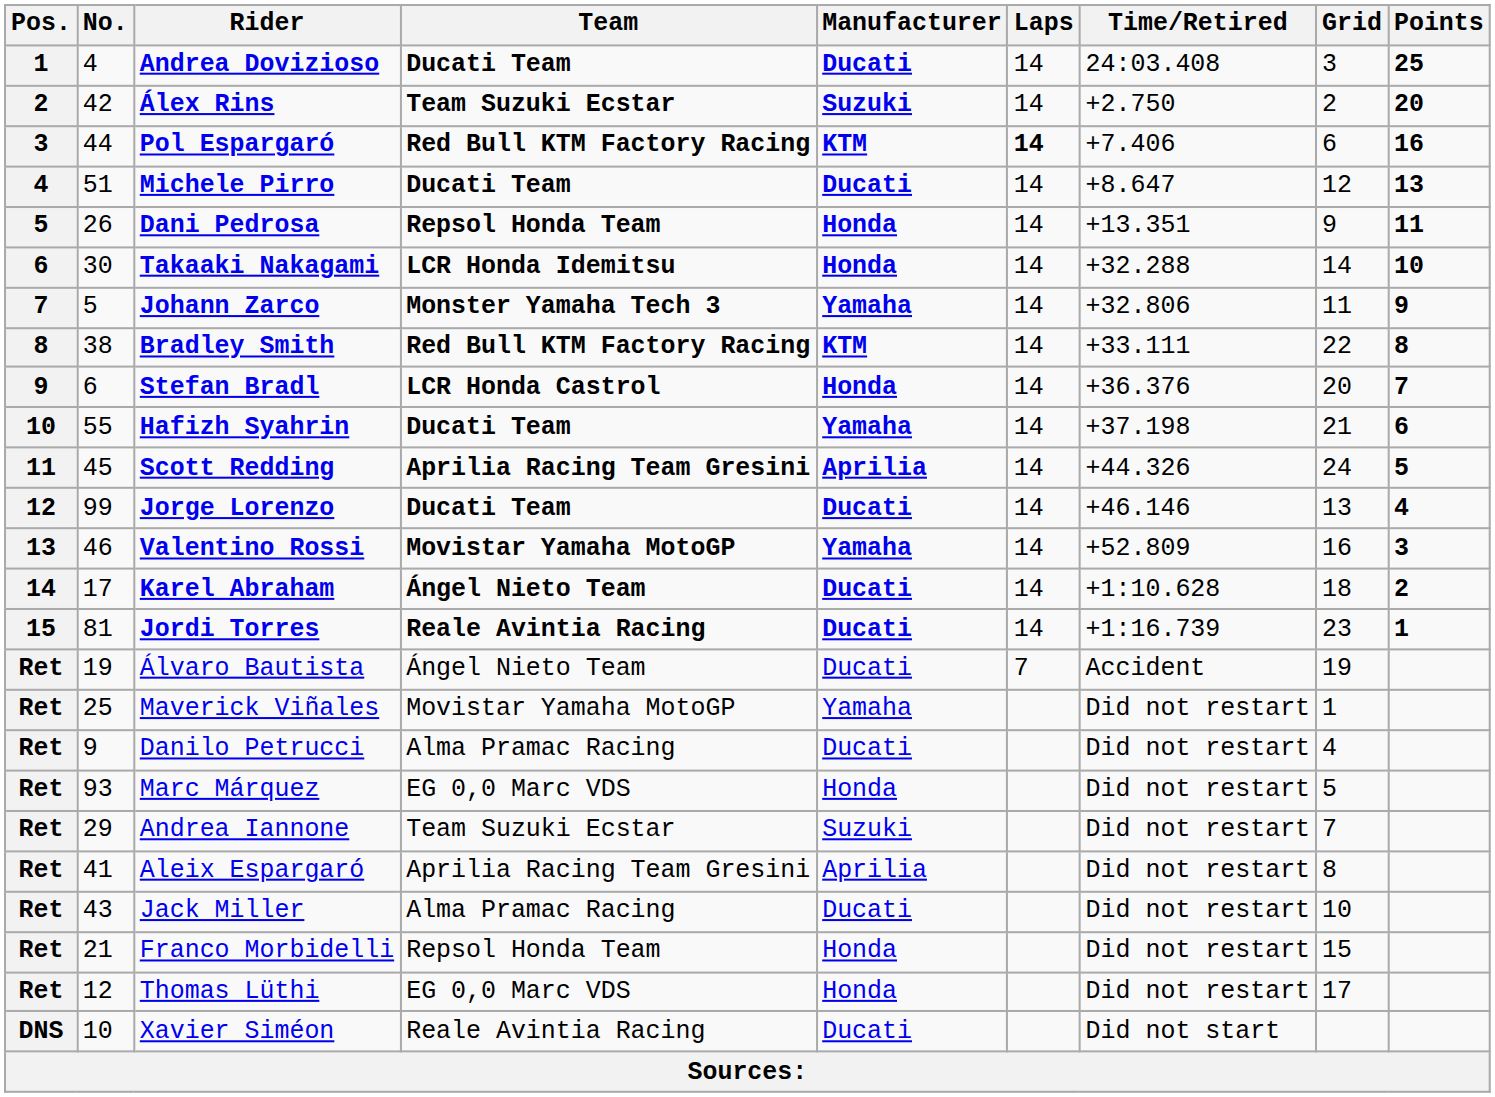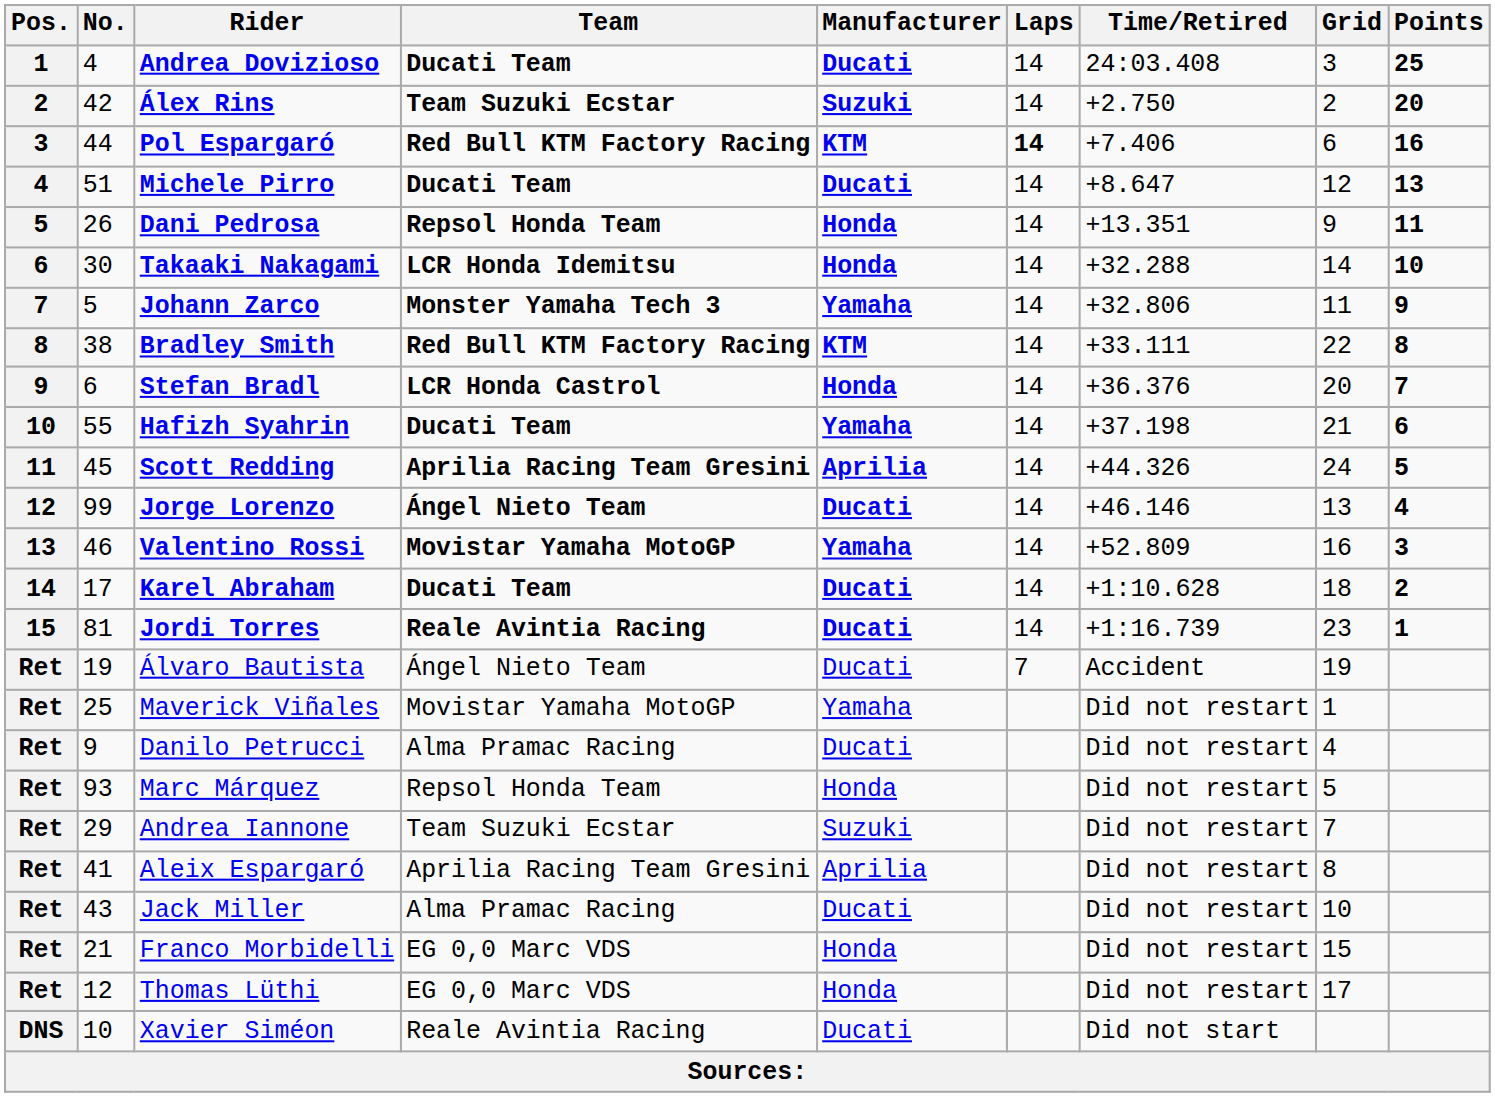(488, 509) Ducati Team -> (526, 509) Ángel Nieto Team
(526, 589) Ángel Nieto Team -> (488, 589) Ducati Team
(518, 791) EG 0,0 Marc VDS -> (533, 791) Repsol Honda Team
(533, 952) Repsol Honda Team -> (518, 952) EG 0,0 Marc VDS
